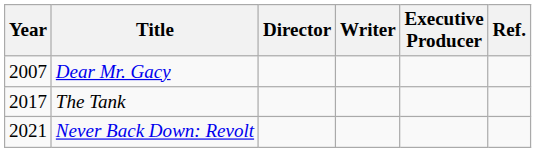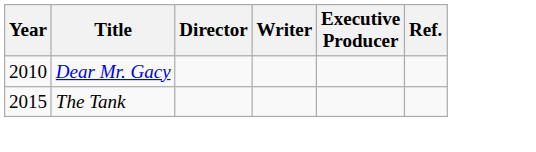(28, 71) 2007 -> (28, 71) 2010
(28, 101) 2017 -> (28, 101) 2015
- row: (155, 131)
